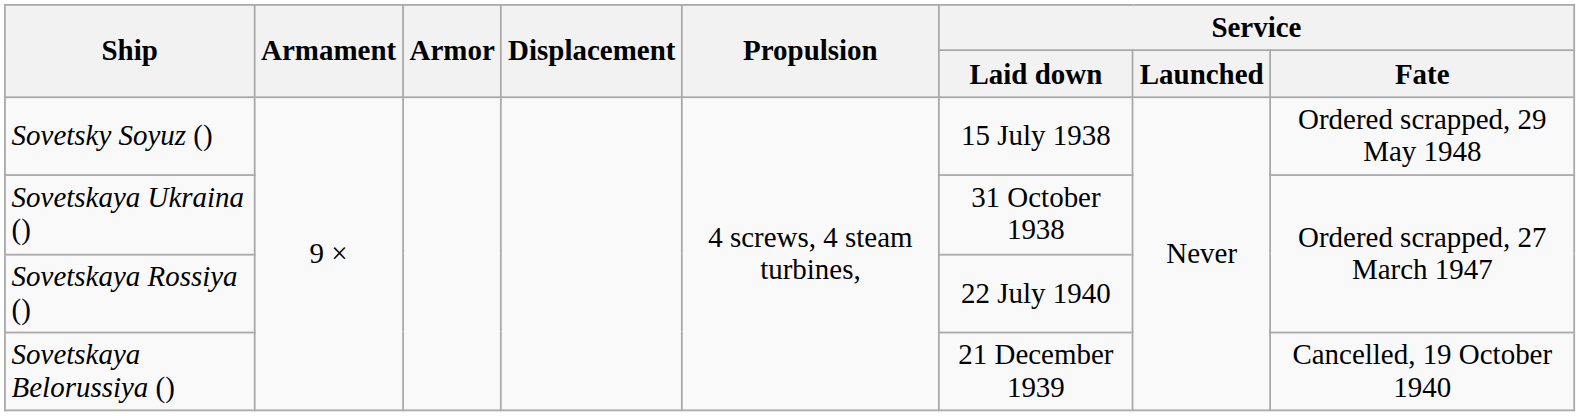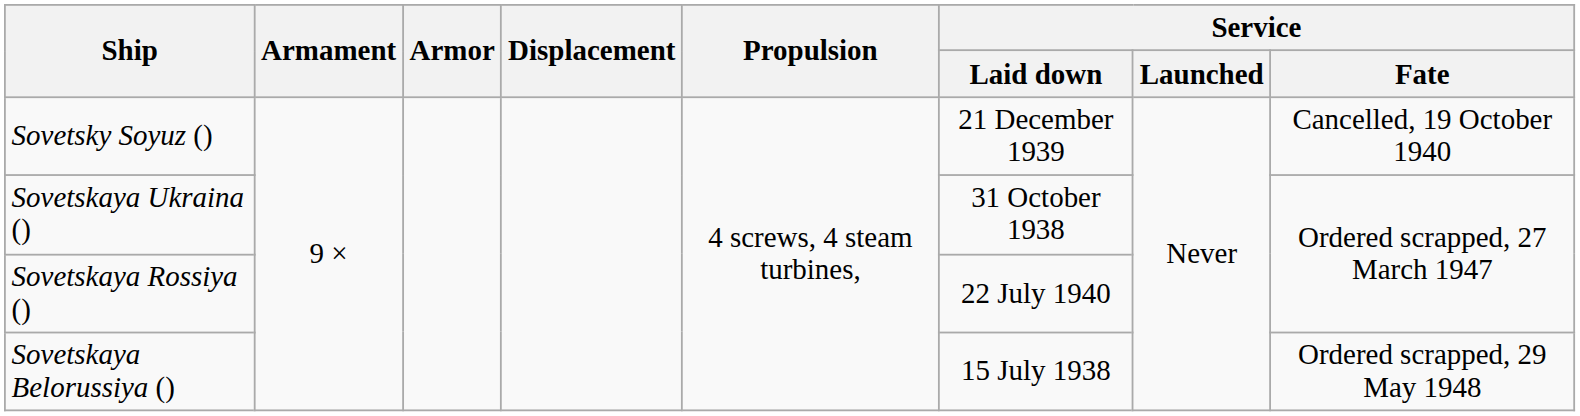(1036, 135) 15 July 1938 -> (1036, 135) 21 December 1939
(1422, 135) Ordered scrapped, 29 May 1948 -> (1422, 135) Cancelled, 19 October 1940
(1036, 371) 21 December 1939 -> (1036, 371) 15 July 1938
(1422, 371) Cancelled, 19 October 1940 -> (1422, 371) Ordered scrapped, 29 May 1948
